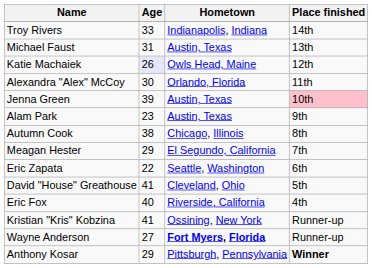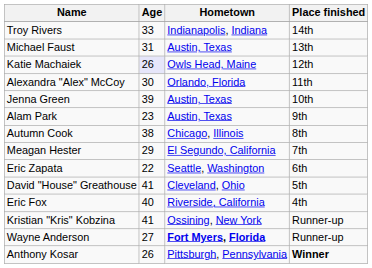(303, 99) pink background -> (303, 99) no background
(148, 254) 29 -> (148, 254) 26
